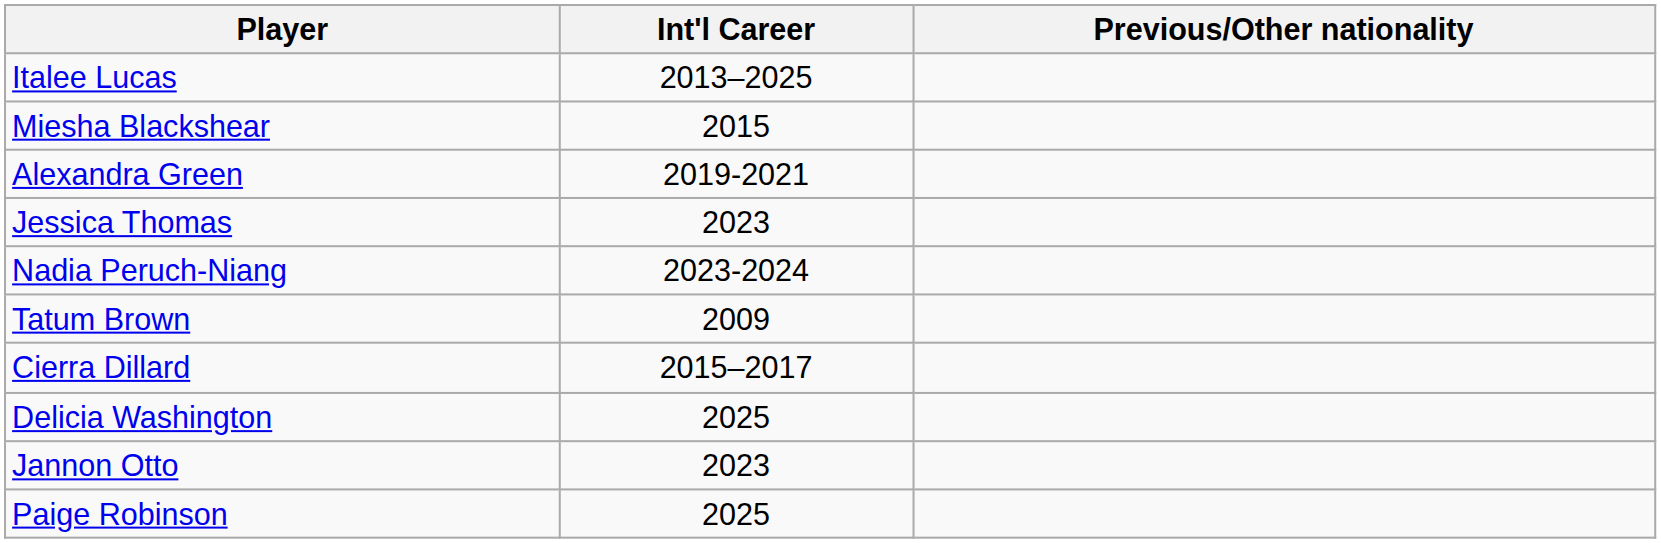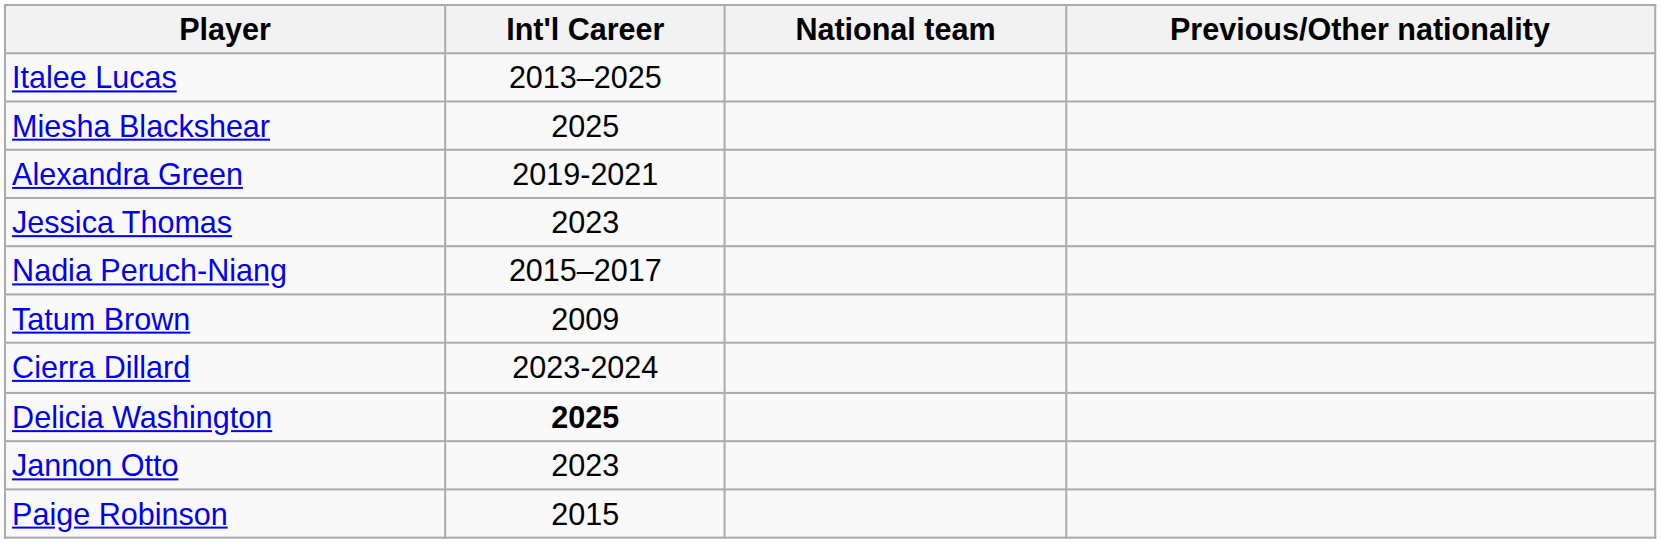+ column: (895, 29)
(736, 126) 2015 -> (585, 126) 2025
(736, 271) 2023-2024 -> (585, 271) 2015–2017
(736, 368) 2015–2017 -> (585, 368) 2023-2024
(736, 416) normal -> (585, 416) bold
(736, 513) 2025 -> (585, 513) 2015
